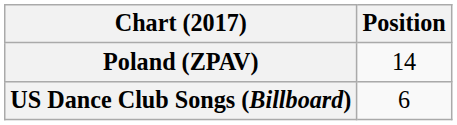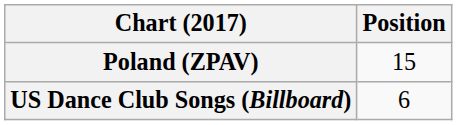(404, 61) 14 -> (404, 61) 15
